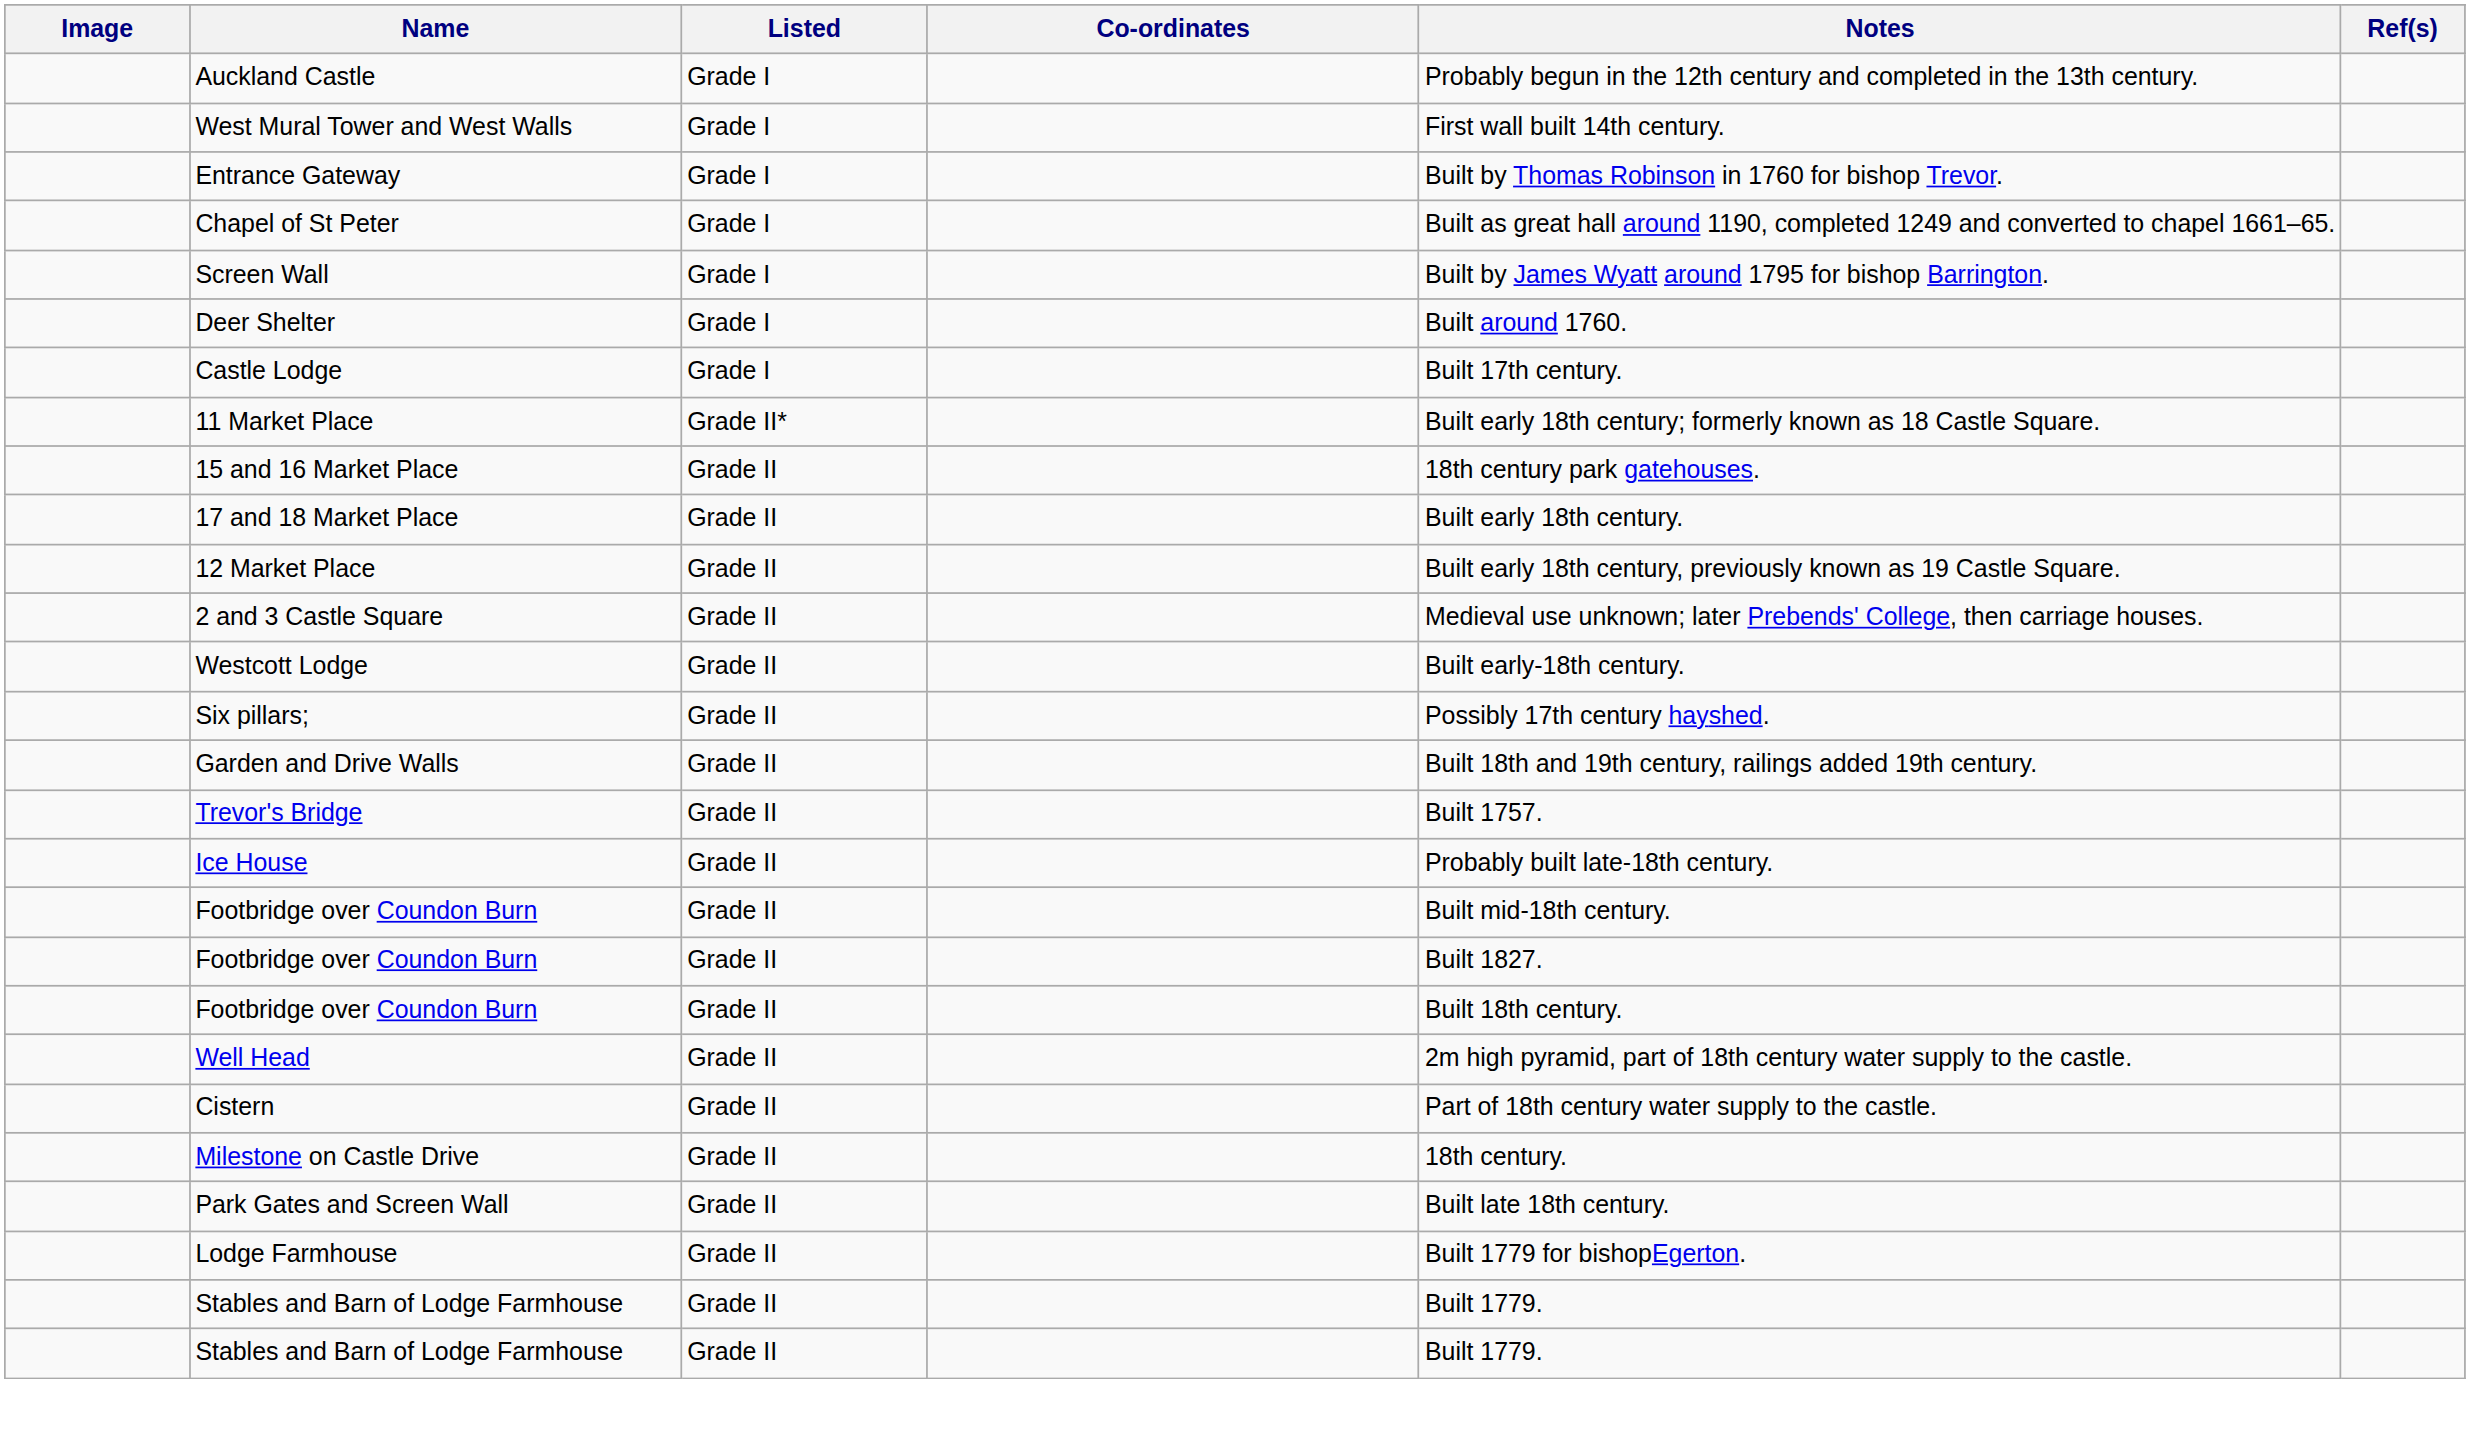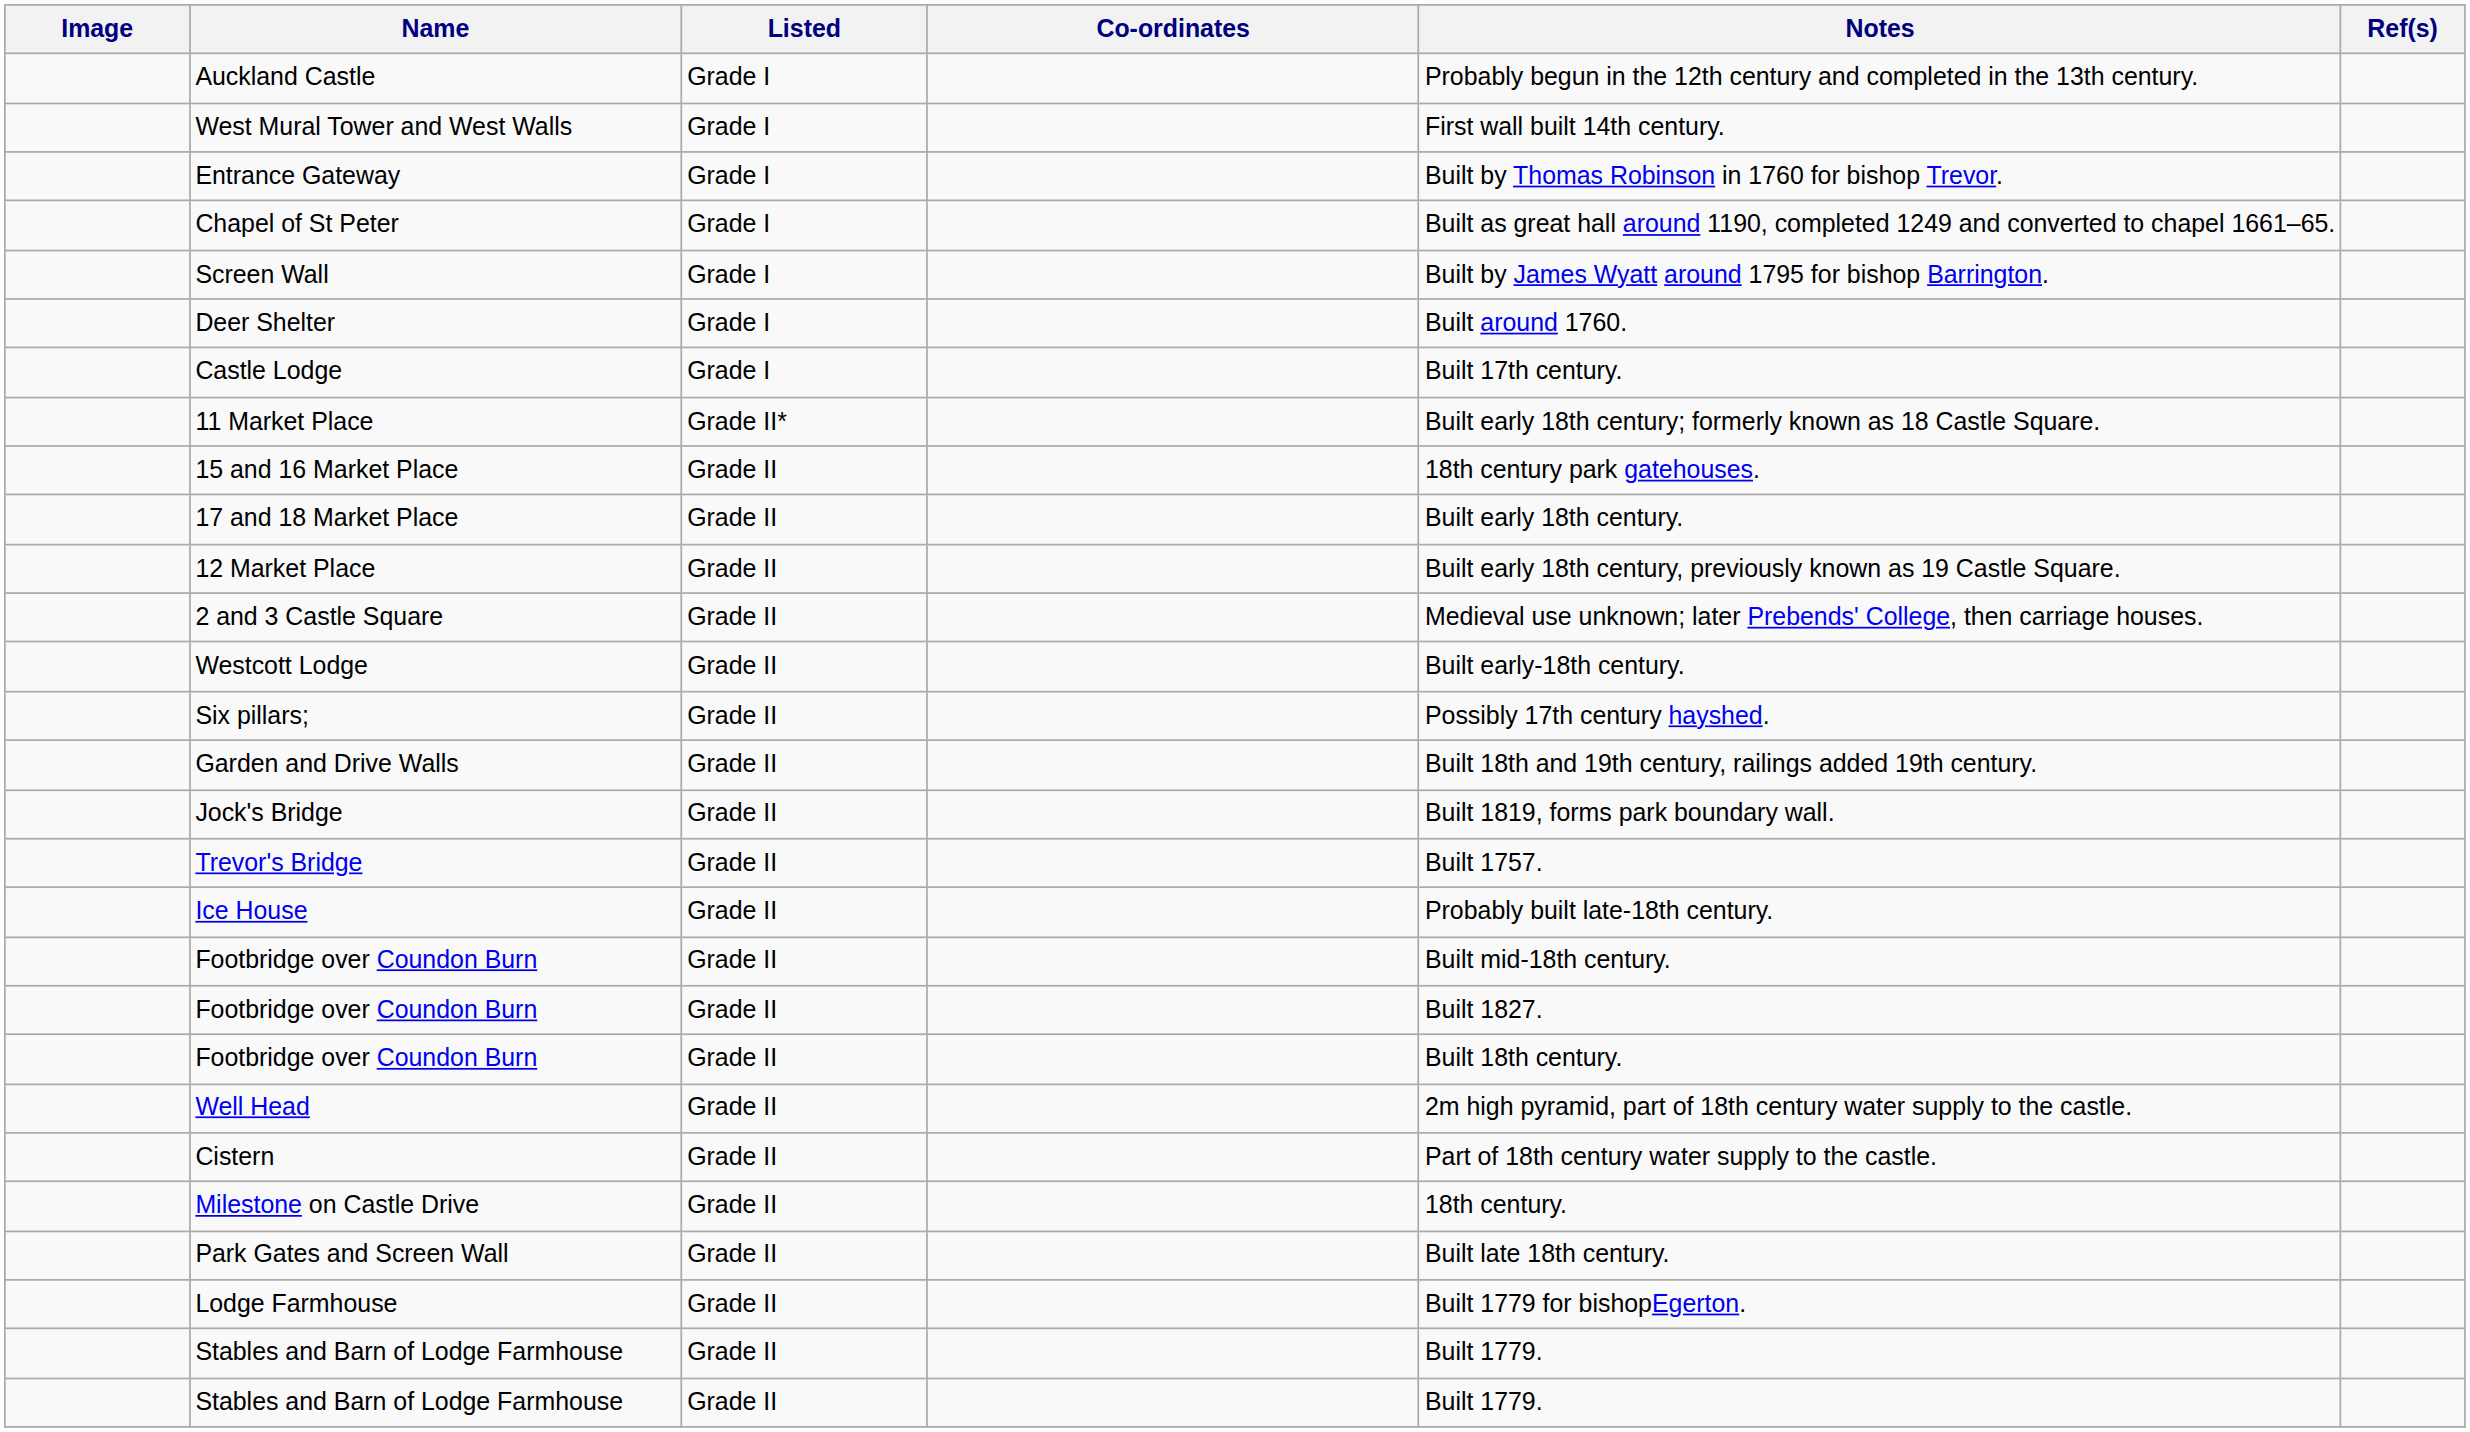+ row: (269, 813)
